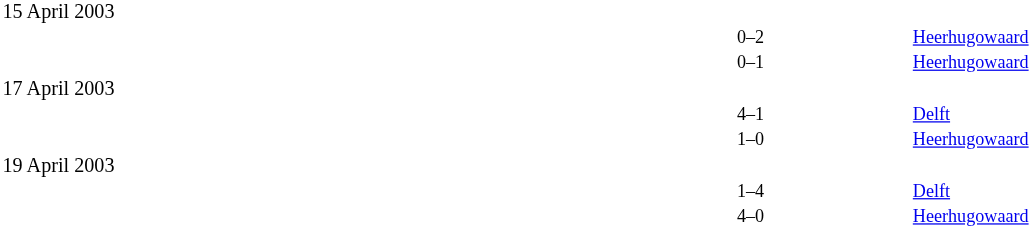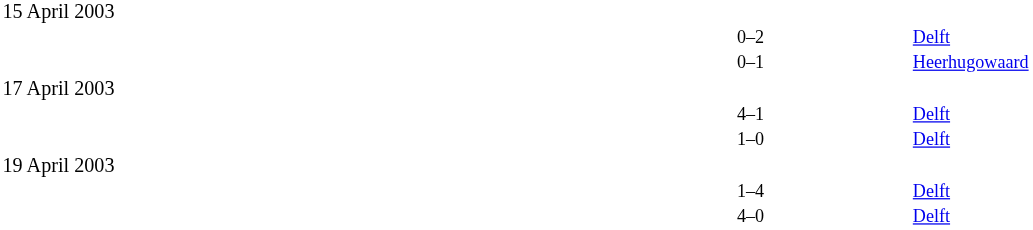(971, 37) Heerhugowaard -> (931, 37) Delft
(971, 139) Heerhugowaard -> (931, 139) Delft
(971, 216) Heerhugowaard -> (931, 216) Delft
